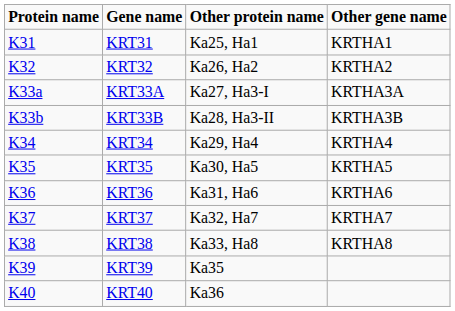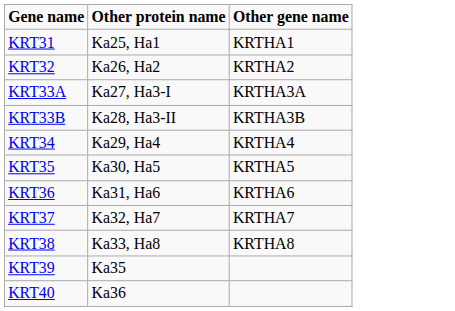- column: (54, 17)
